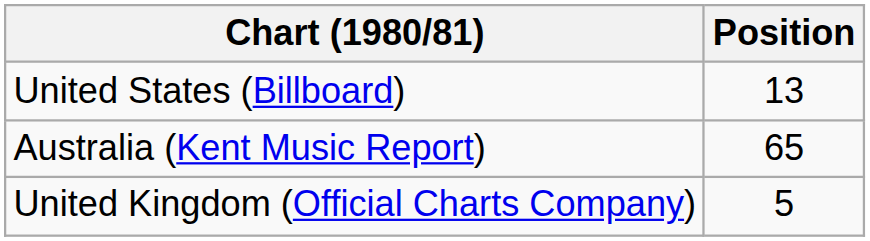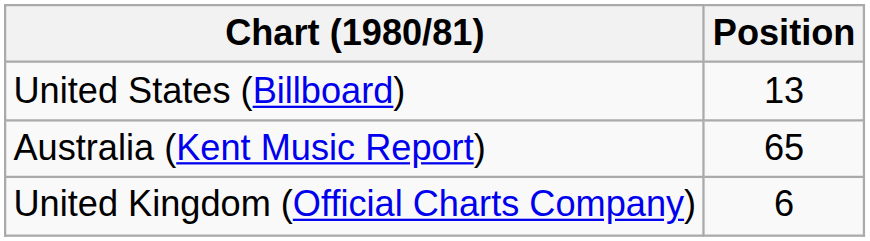(784, 205) 5 -> (784, 205) 6
